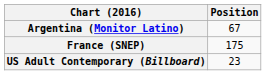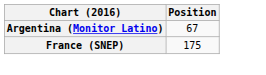- row: (106, 61)
